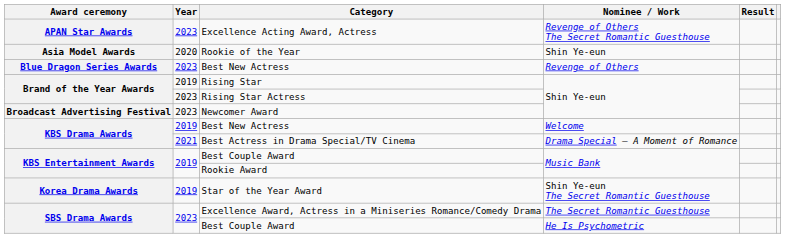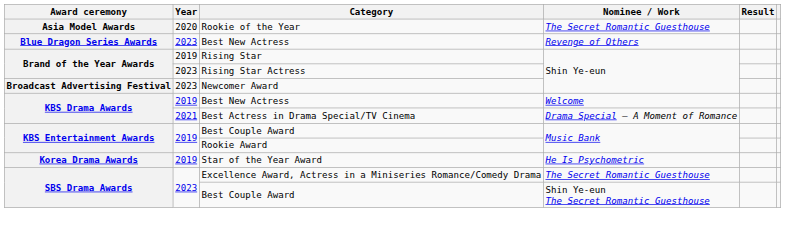- row: (89, 32)
(576, 52) Shin Ye-eun -> (628, 27) The Secret Romantic Guesthouse
(628, 191) Shin Ye-eun The Secret Romantic Guesthouse -> (595, 160) He Is Psychometric
(595, 226) He Is Psychometric -> (628, 195) Shin Ye-eun The Secret Romantic Guesthouse
